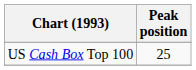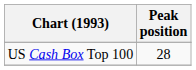(164, 53) 25 -> (164, 53) 28
